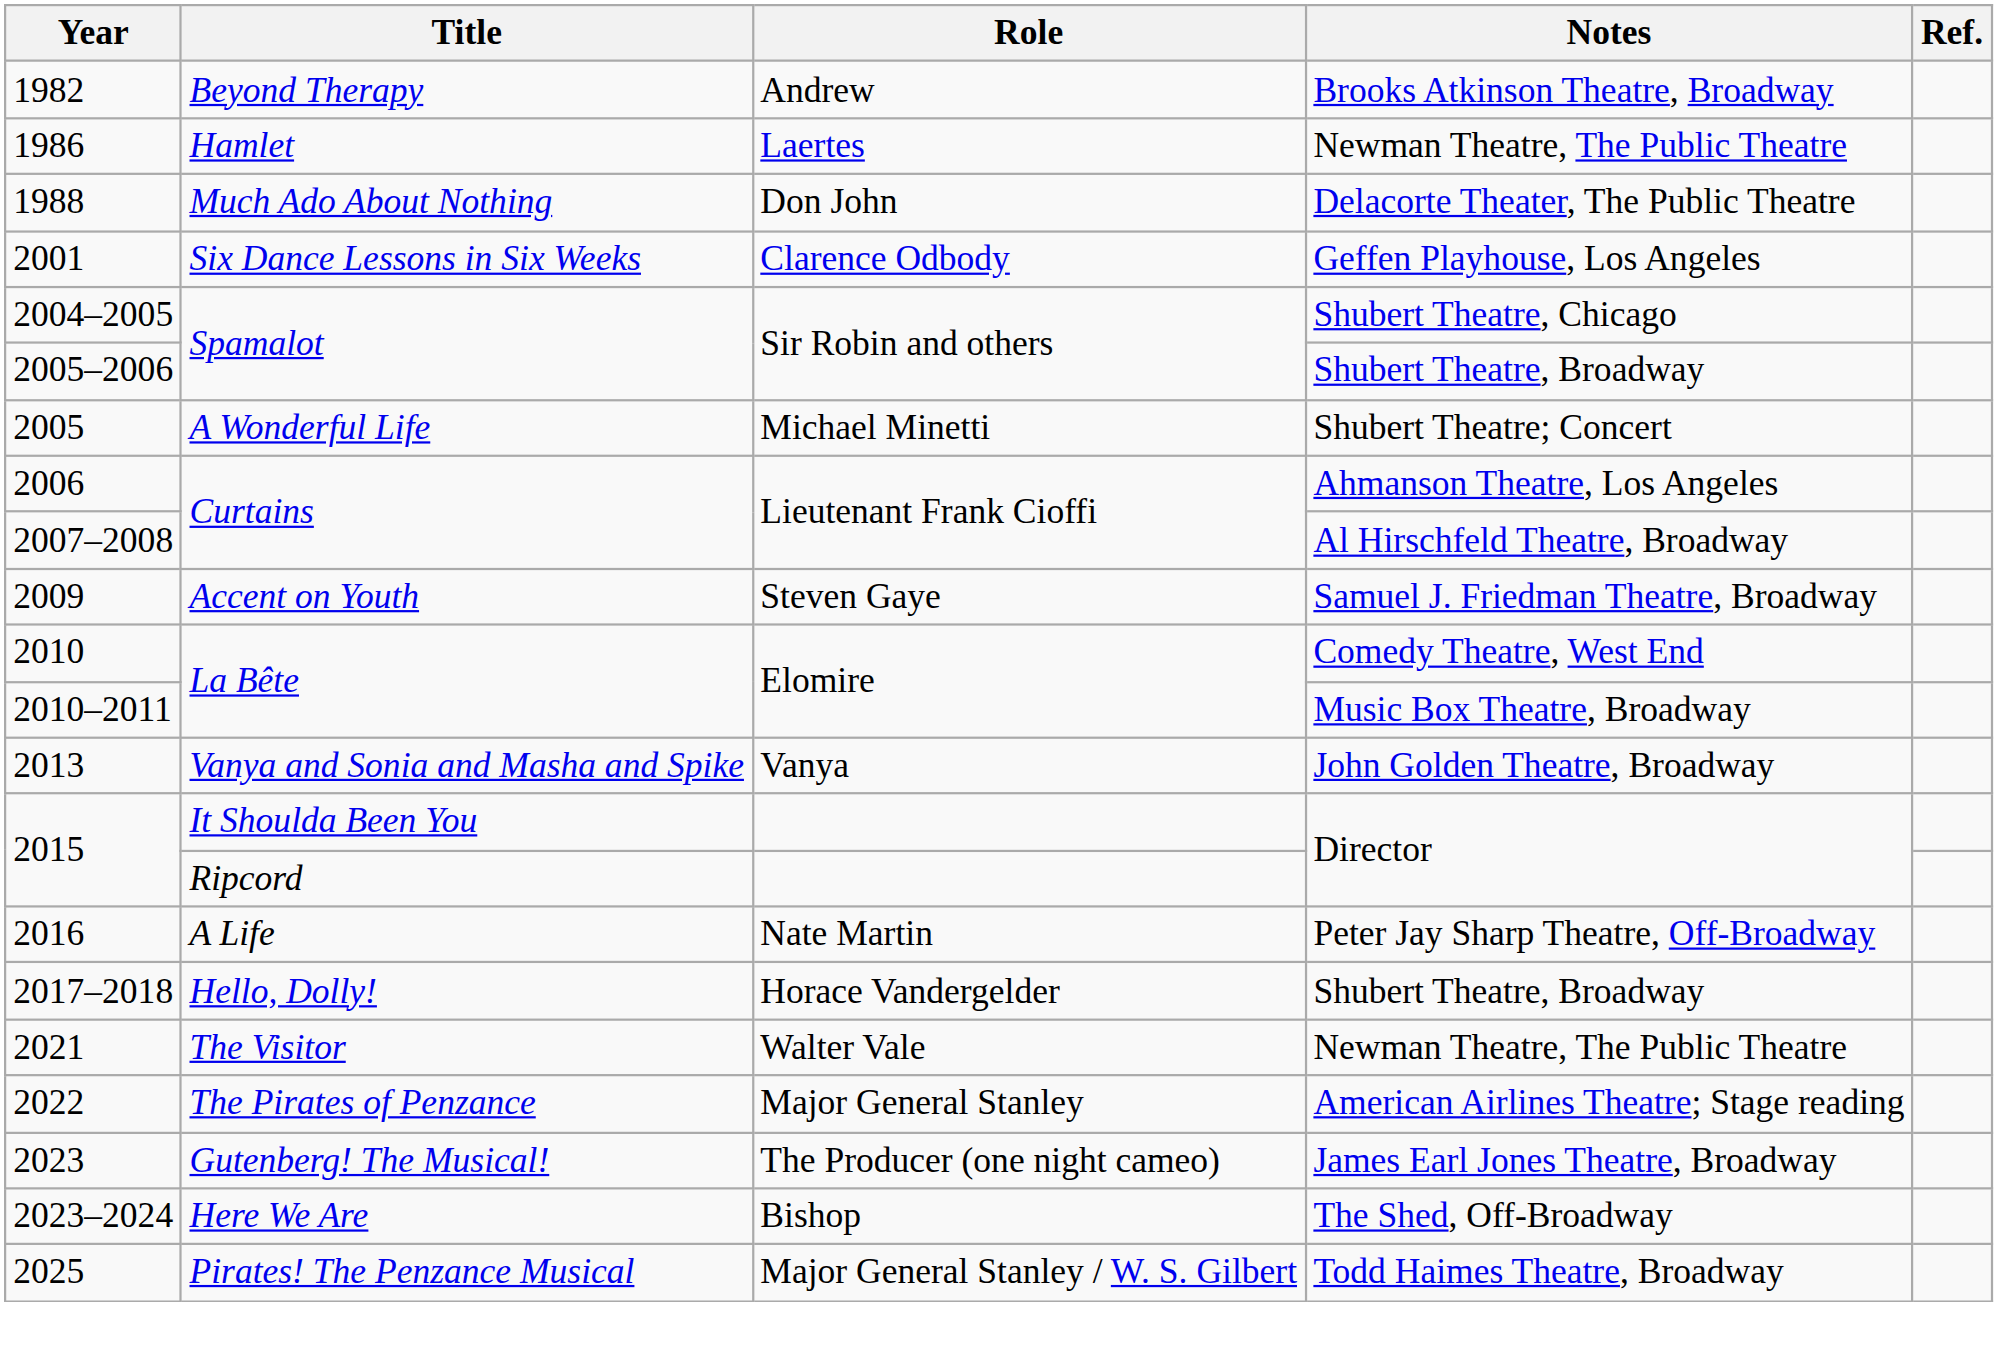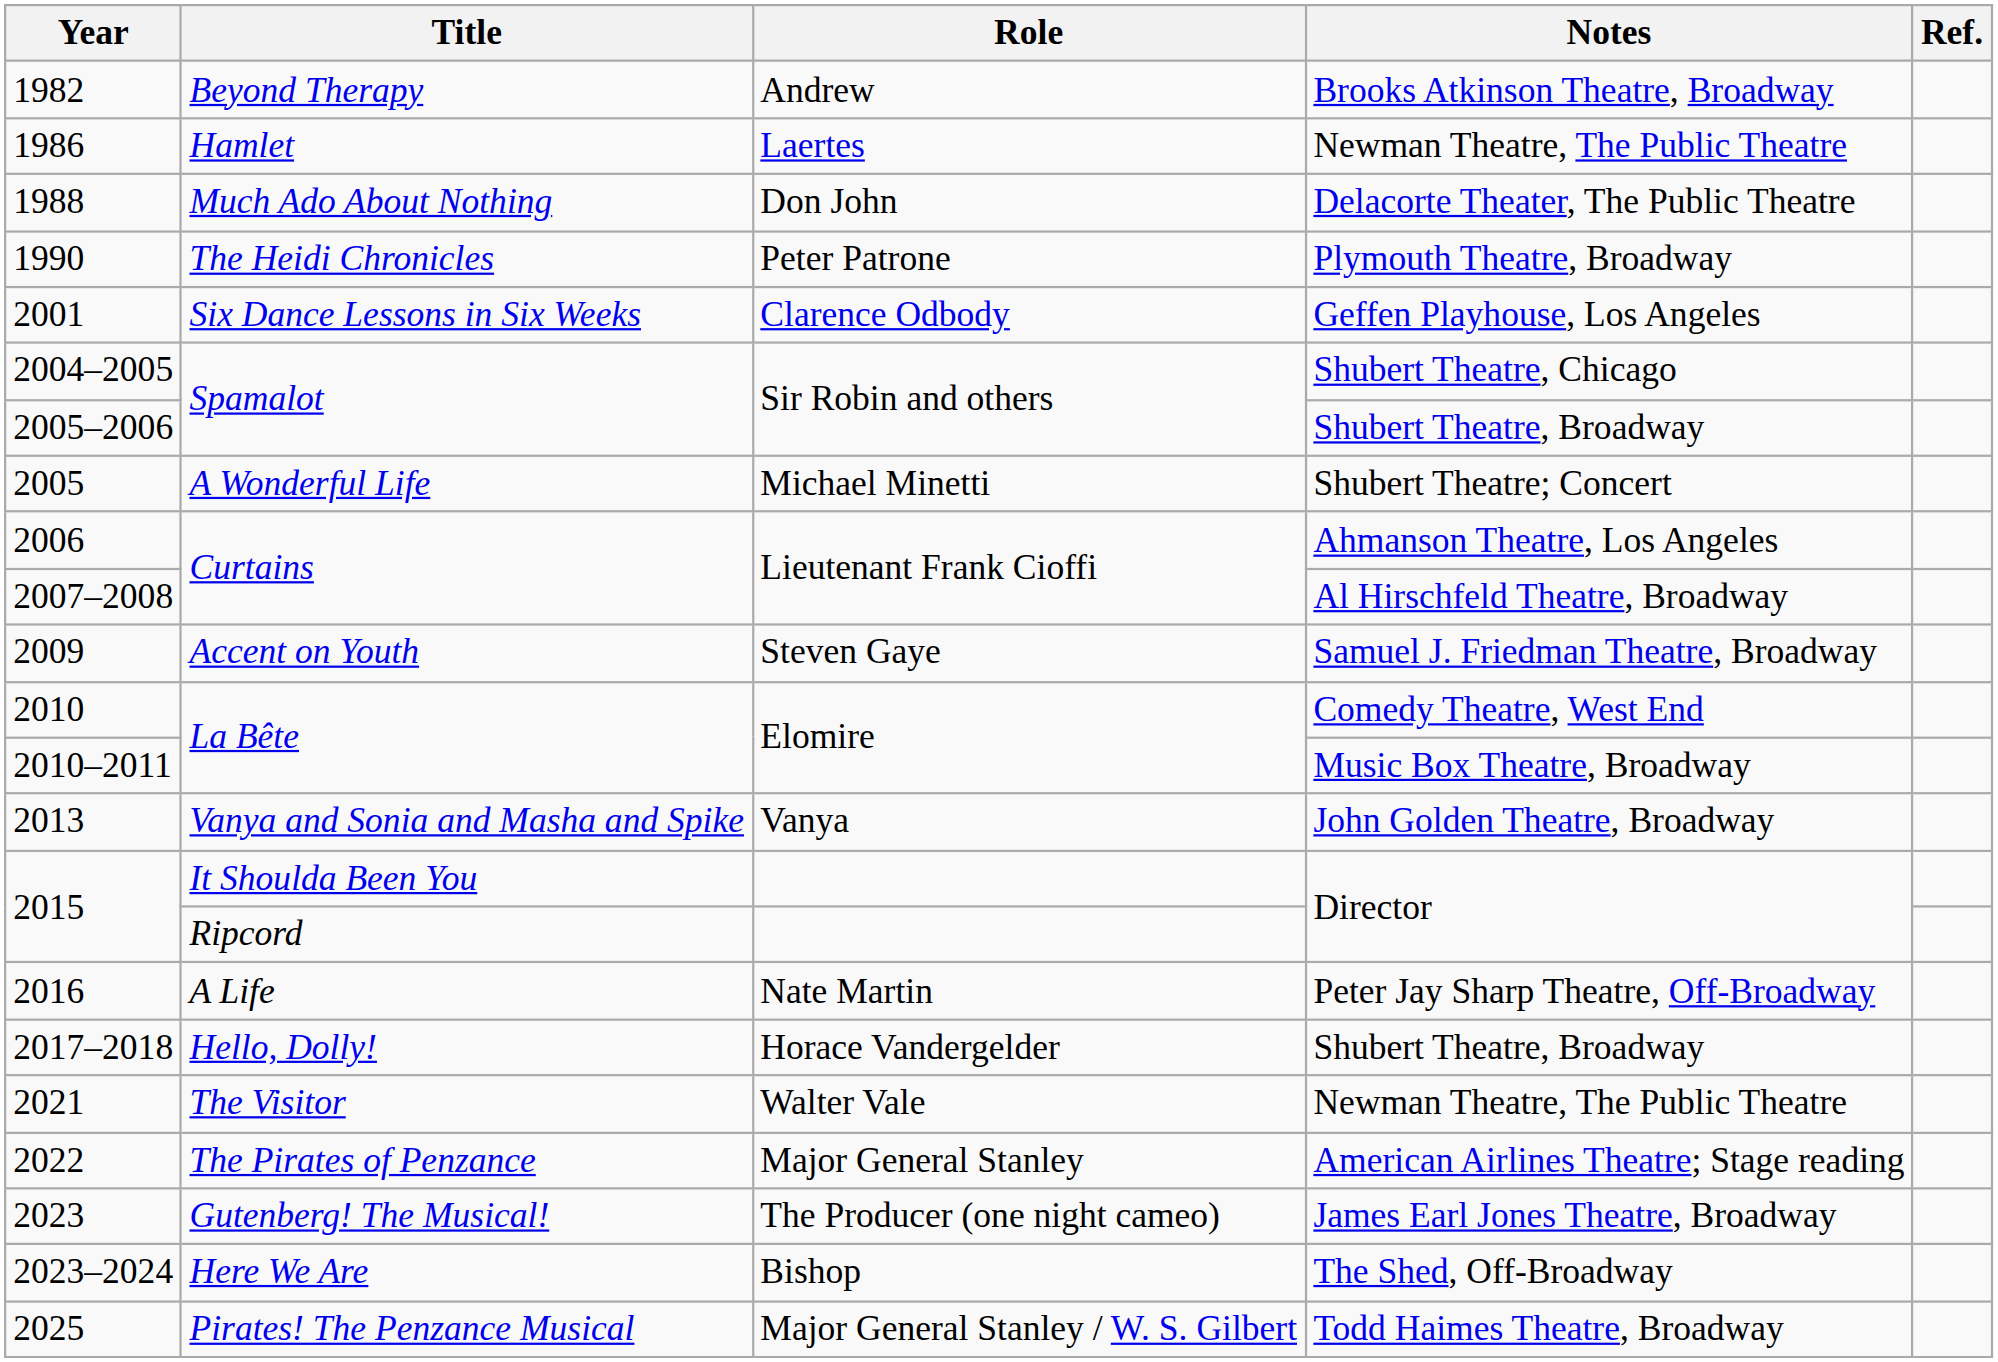+ row: (49, 257)
